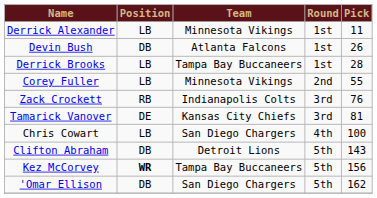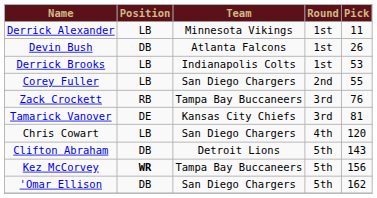(239, 64) Tampa Bay Buccaneers -> (239, 64) Indianapolis Colts
(357, 64) 28 -> (357, 64) 53
(239, 82) Minnesota Vikings -> (239, 82) San Diego Chargers
(239, 99) Indianapolis Colts -> (239, 99) Tampa Bay Buccaneers
(357, 133) 100 -> (357, 133) 120
